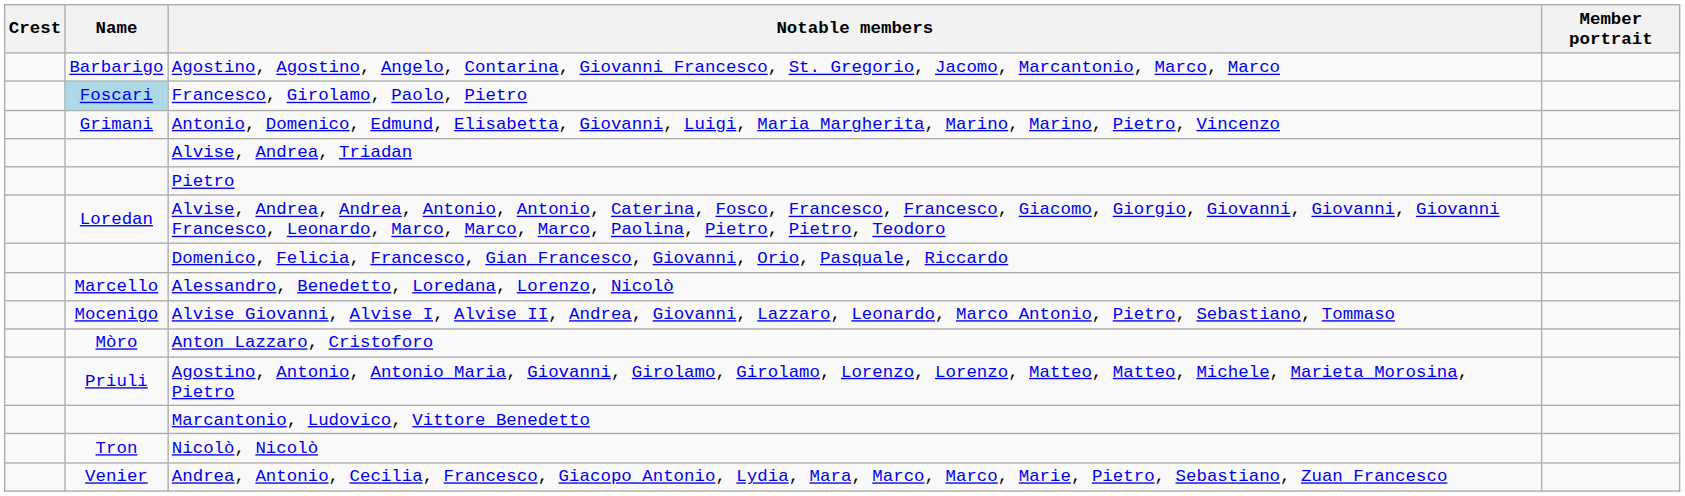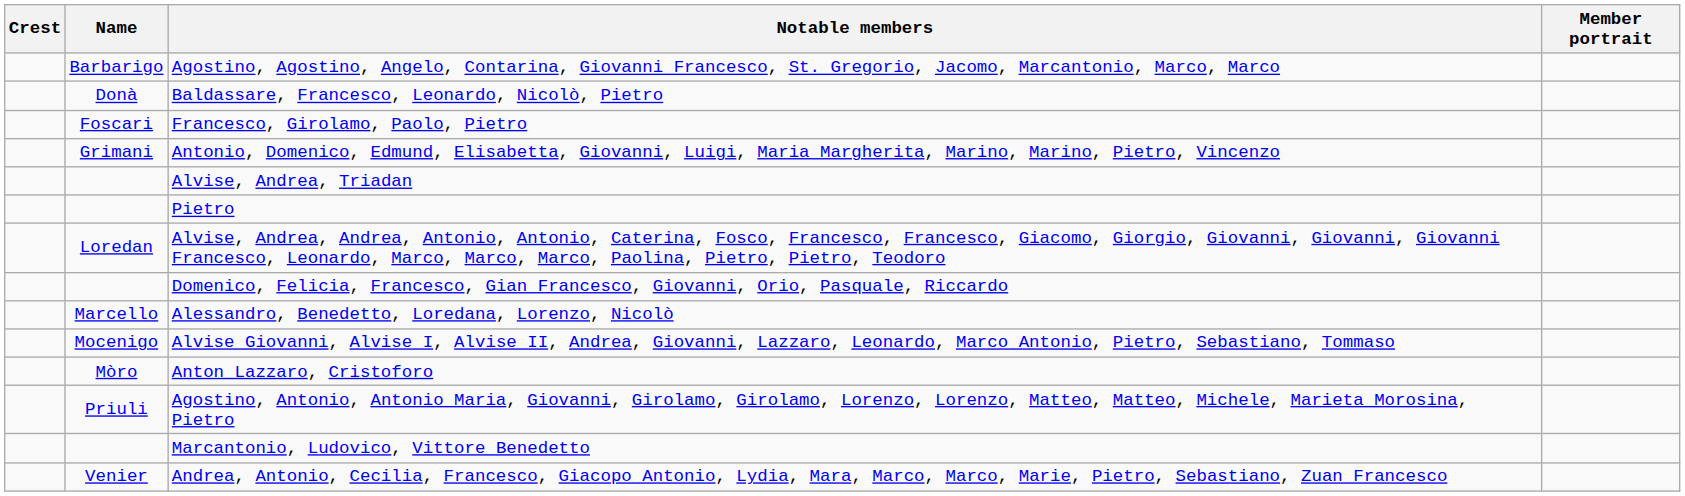+ row: (417, 96)
(116, 96) lightblue background -> (116, 124) no background
- row: (245, 448)
